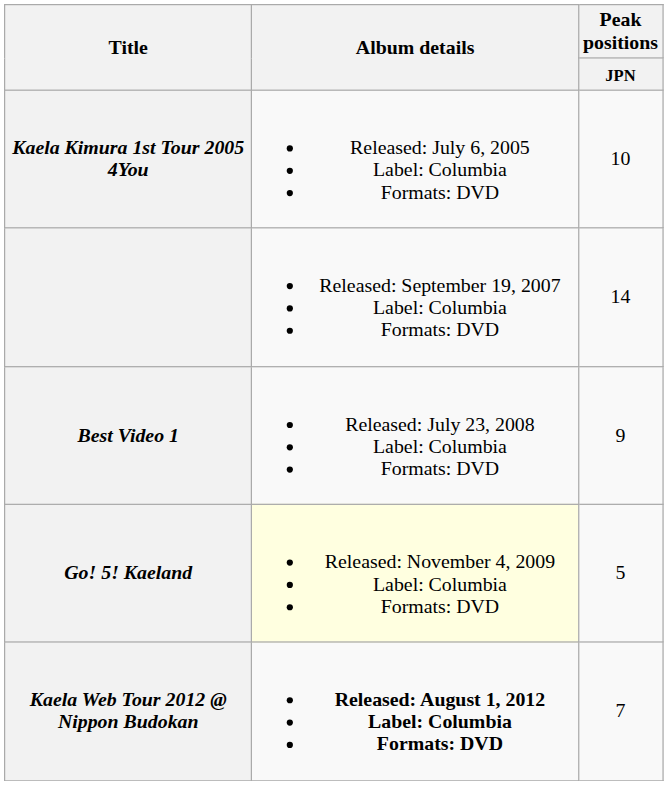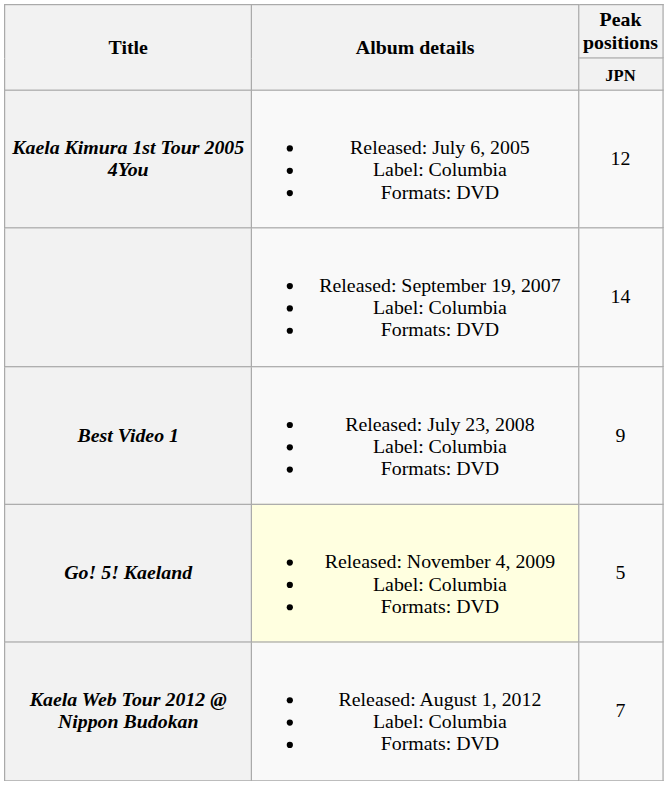(620, 158) 10 -> (620, 158) 12
(415, 723) bold -> (415, 723) normal
